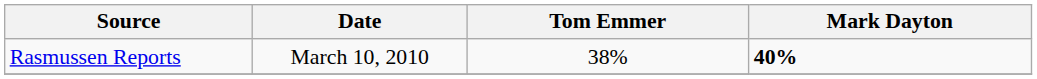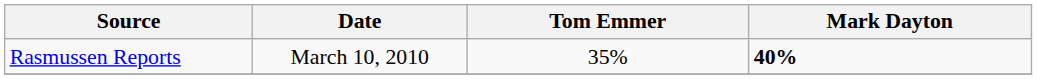(608, 56) 38% -> (608, 56) 35%
